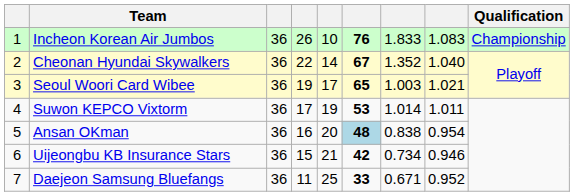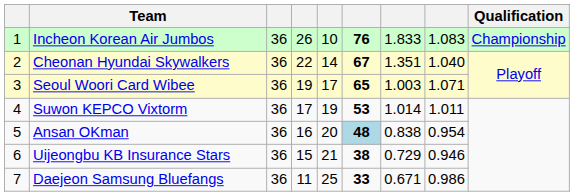(403, 62) 1.352 -> (403, 62) 1.351
(446, 86) 1.021 -> (446, 86) 1.071
(361, 156) 42 -> (361, 156) 38
(403, 156) 0.734 -> (403, 156) 0.729
(446, 179) 0.952 -> (446, 179) 0.986
